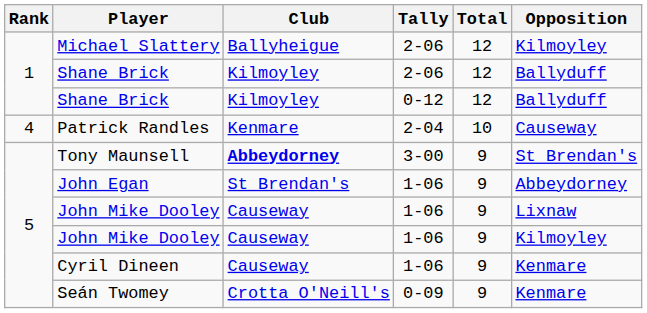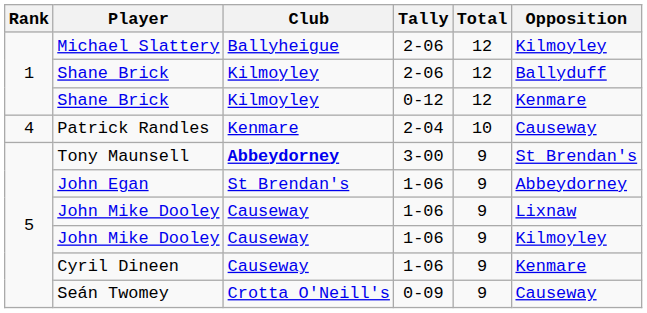(561, 101) Ballyduff -> (551, 101) Kenmare
(551, 294) Kenmare -> (556, 294) Causeway
